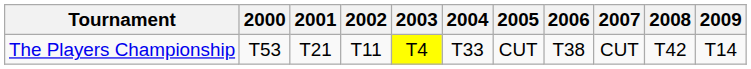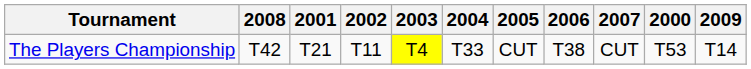columns swapped: (265, 20) <-> (670, 20)
